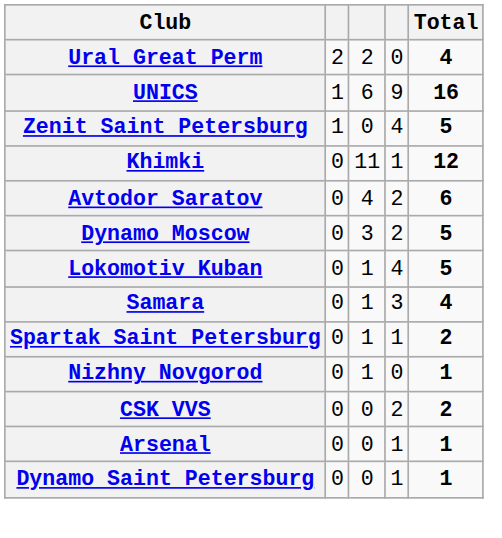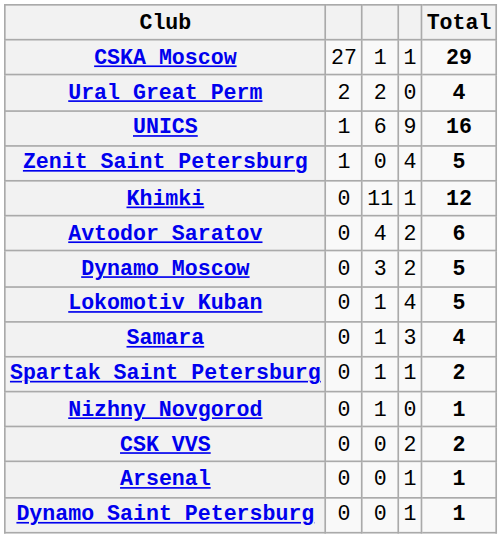+ row: (165, 58)
